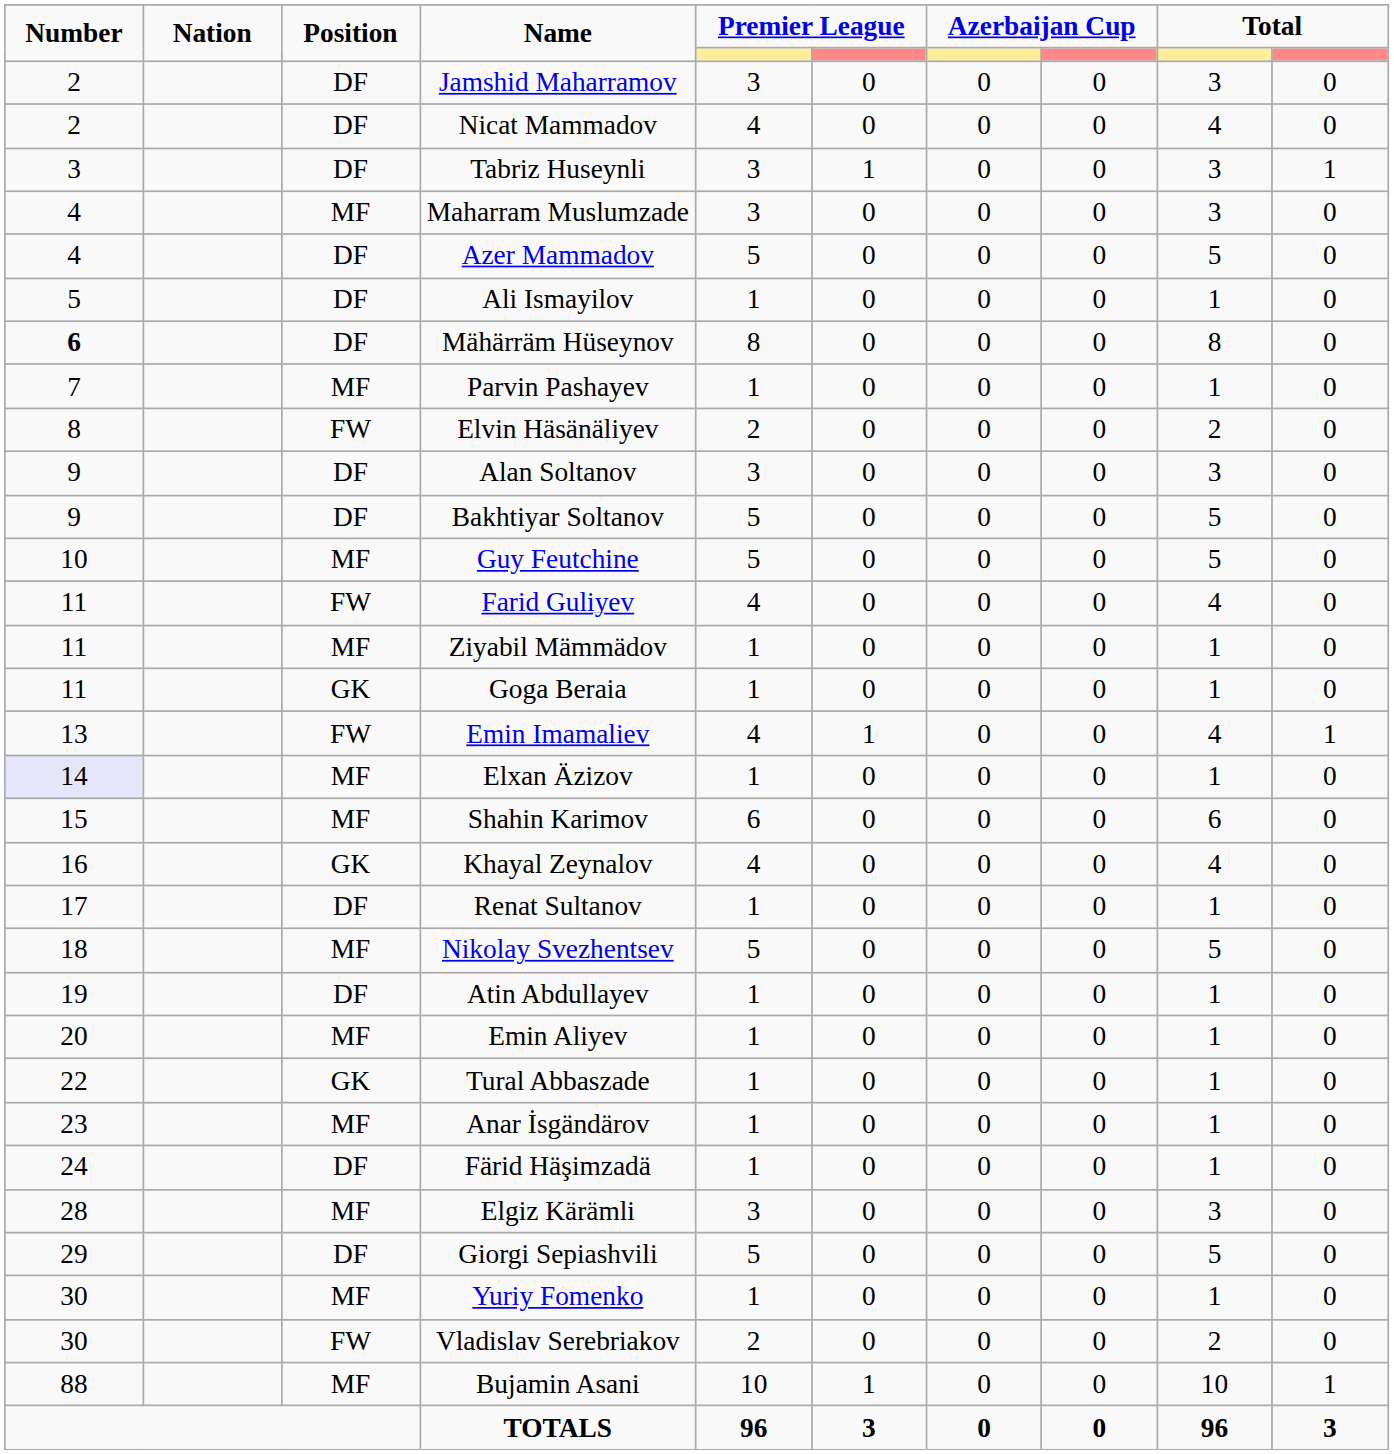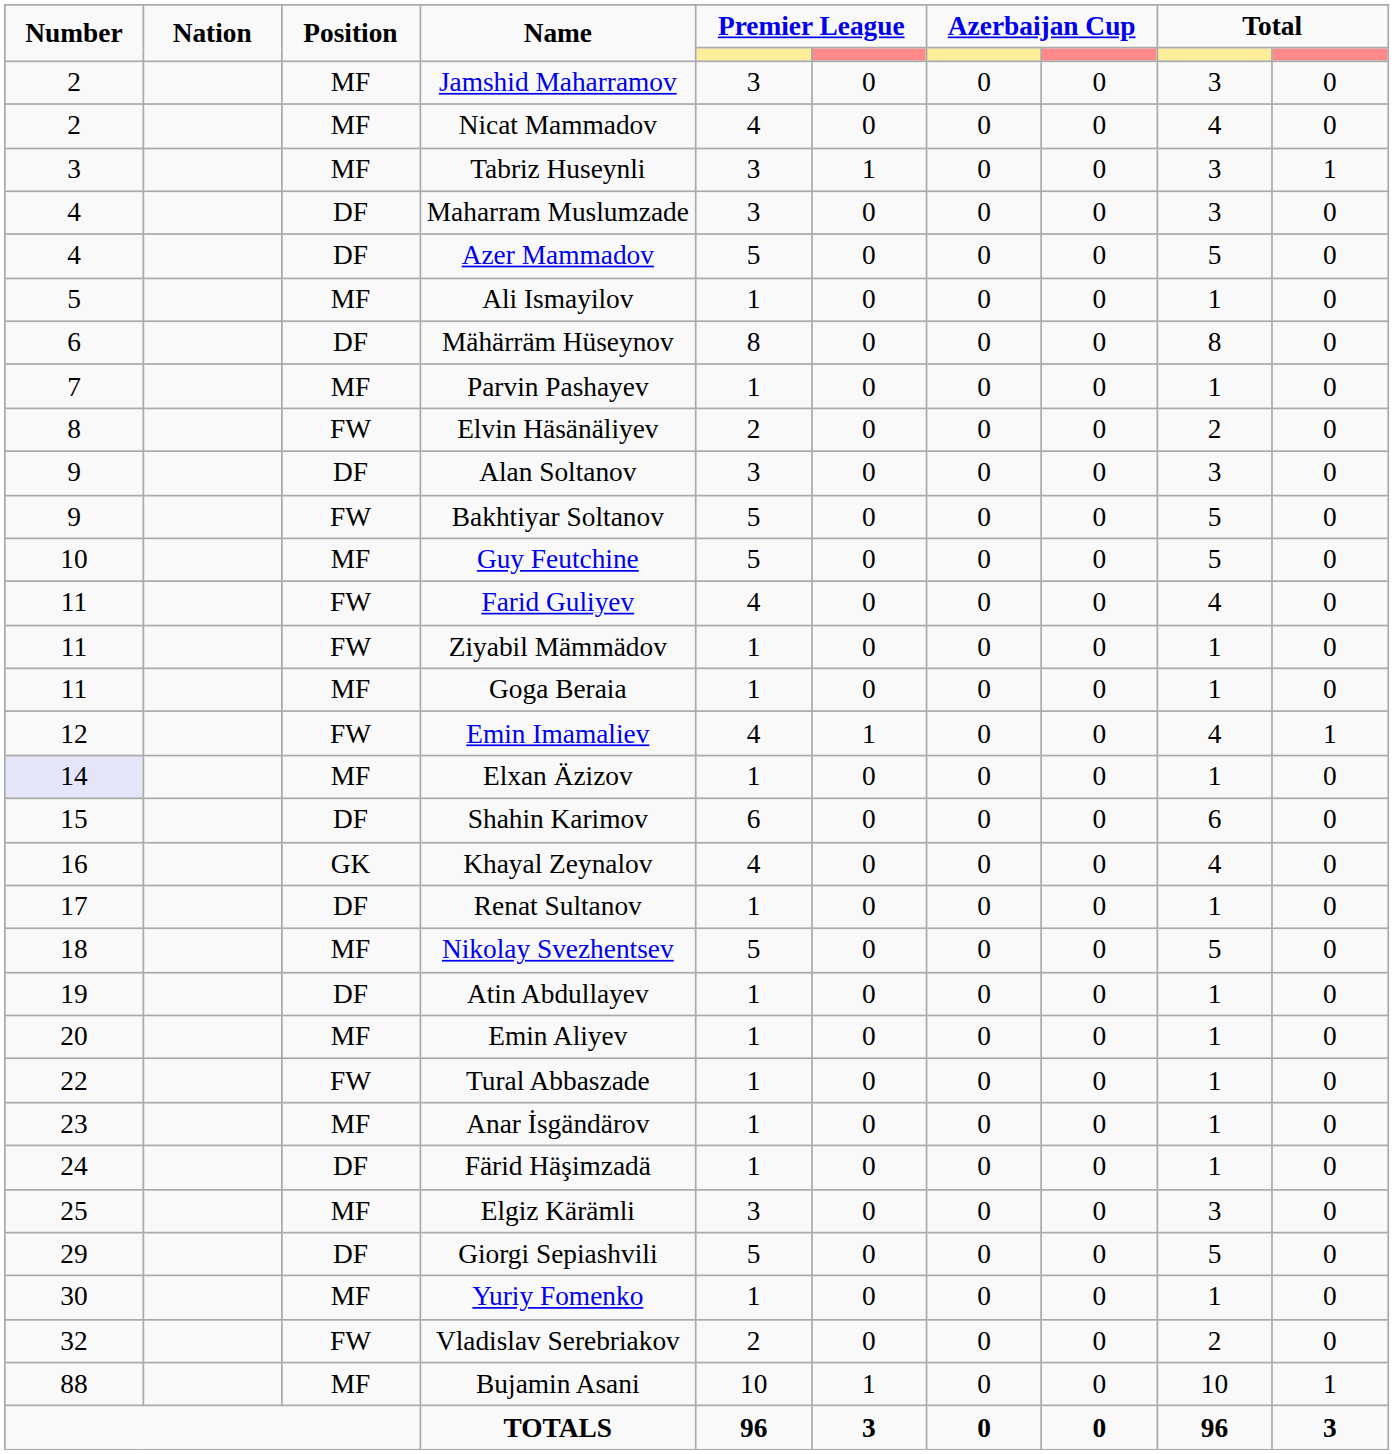(350, 82) DF -> (350, 82) MF
(350, 125) DF -> (350, 125) MF
(350, 168) DF -> (350, 168) MF
(350, 212) MF -> (350, 212) DF
(350, 299) DF -> (350, 299) MF
(74, 342) bold -> (74, 342) normal
(350, 516) DF -> (350, 516) FW
(350, 646) MF -> (350, 646) FW
(350, 689) GK -> (350, 689) MF
(74, 733) 13 -> (74, 733) 12
(350, 819) MF -> (350, 819) DF
(350, 1080) GK -> (350, 1080) FW
(74, 1210) 28 -> (74, 1210) 25
(74, 1340) 30 -> (74, 1340) 32
